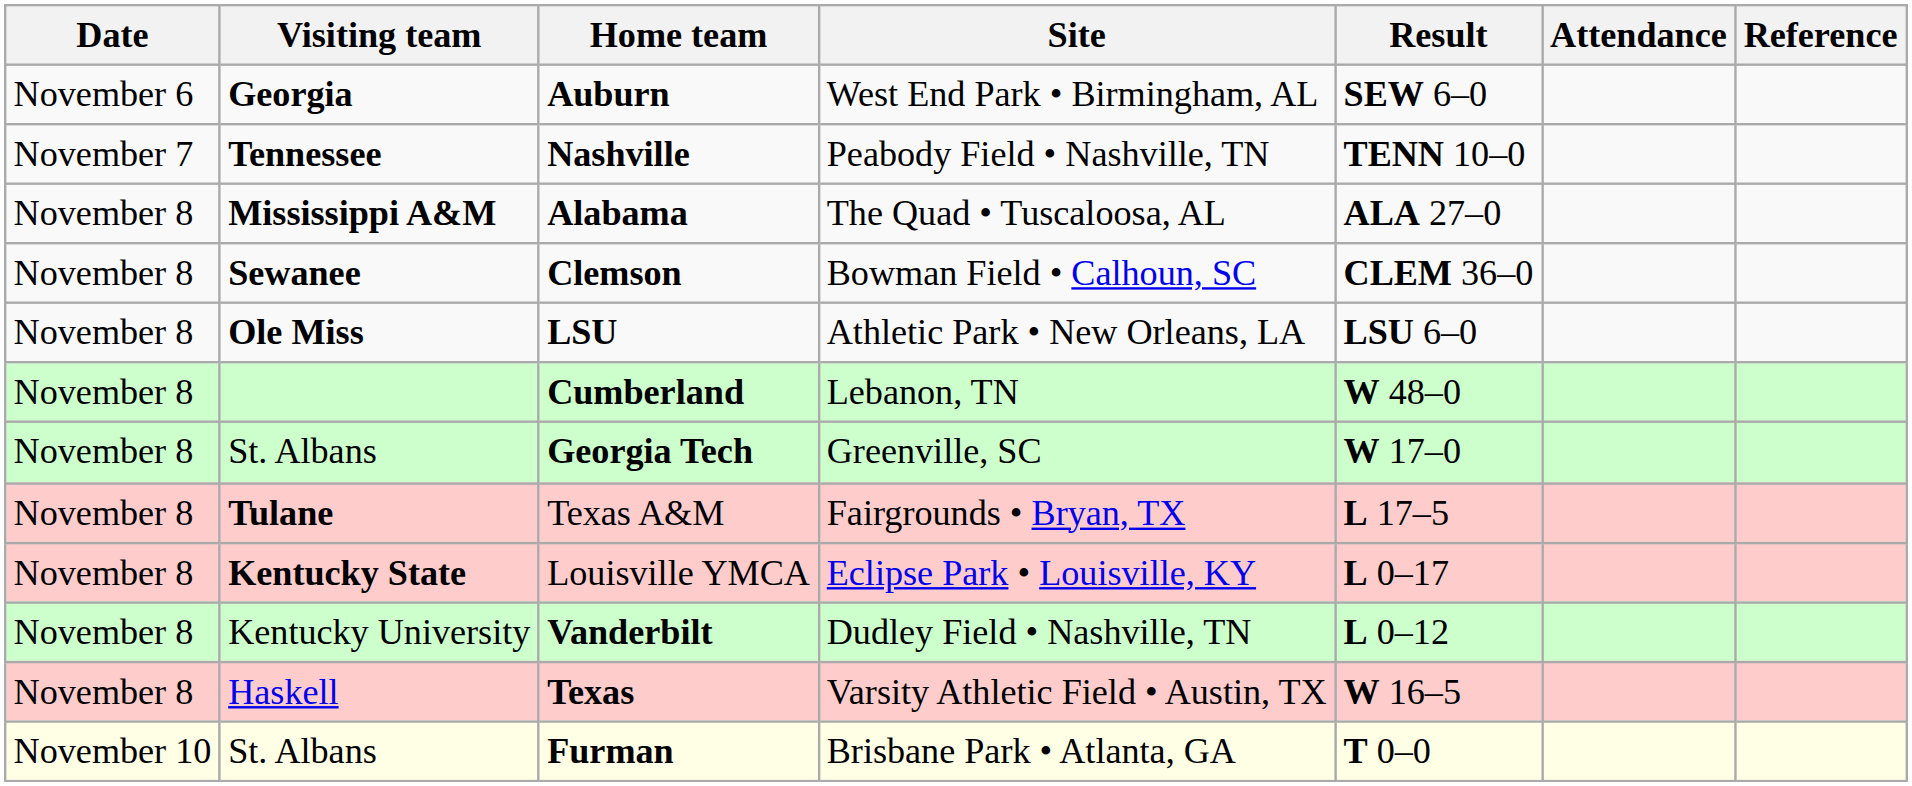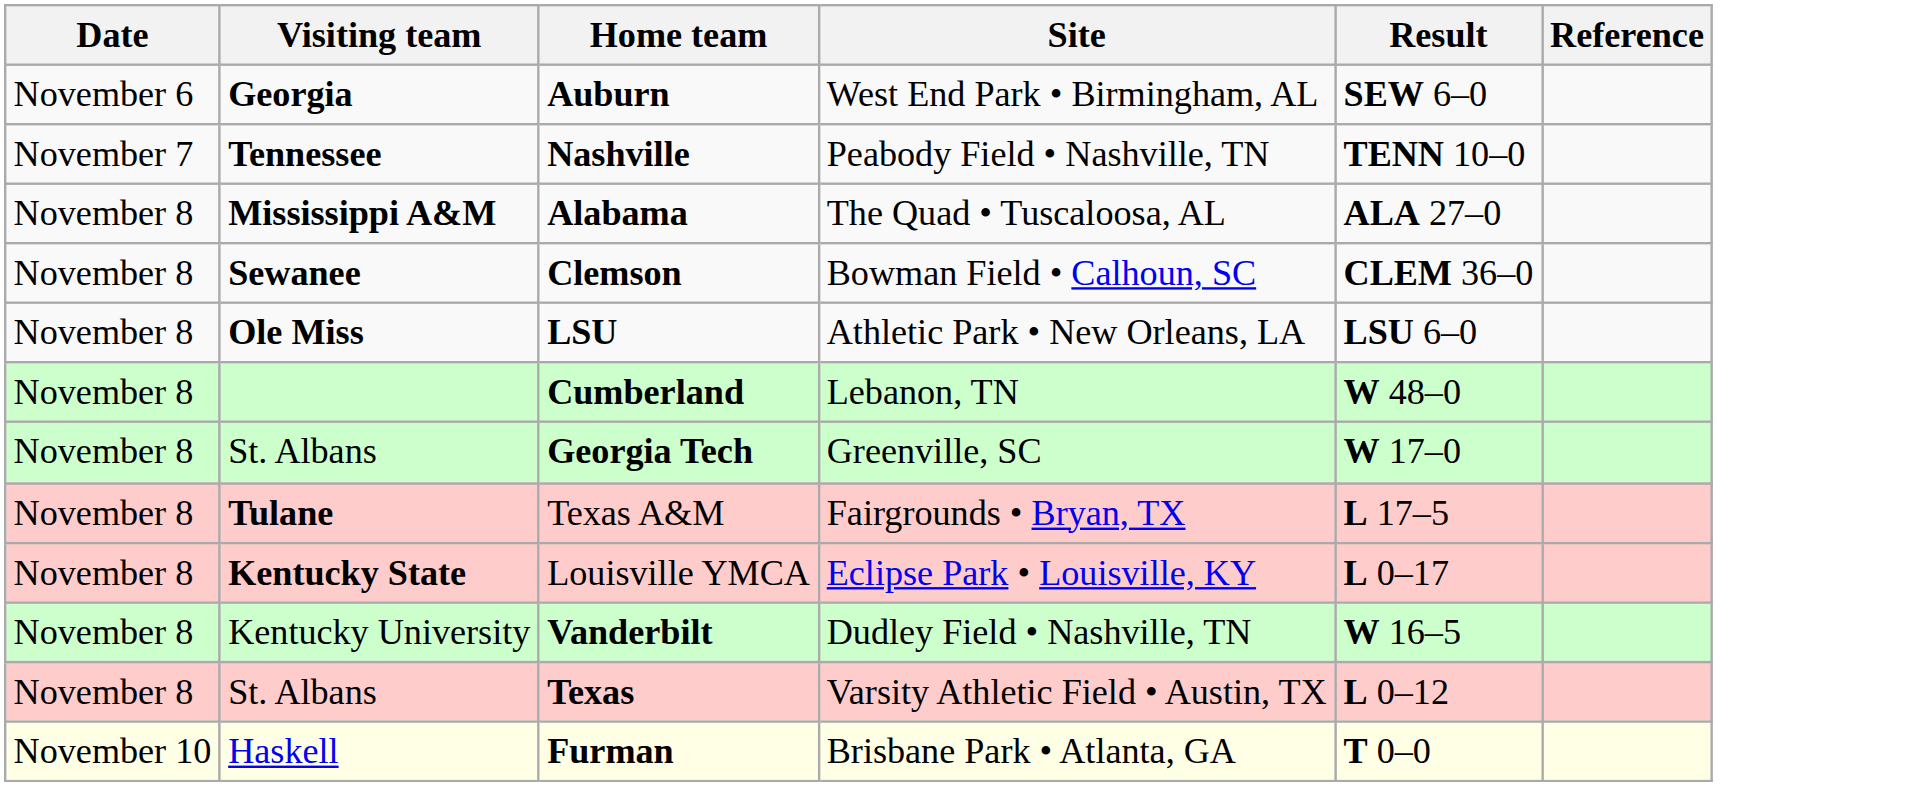- column: (1638, 34)
(1396, 630) L 0–12 -> (1402, 630) W 16–5
(283, 690) Haskell -> (302, 690) St. Albans
(1402, 690) W 16–5 -> (1396, 690) L 0–12
(302, 750) St. Albans -> (283, 750) Haskell
